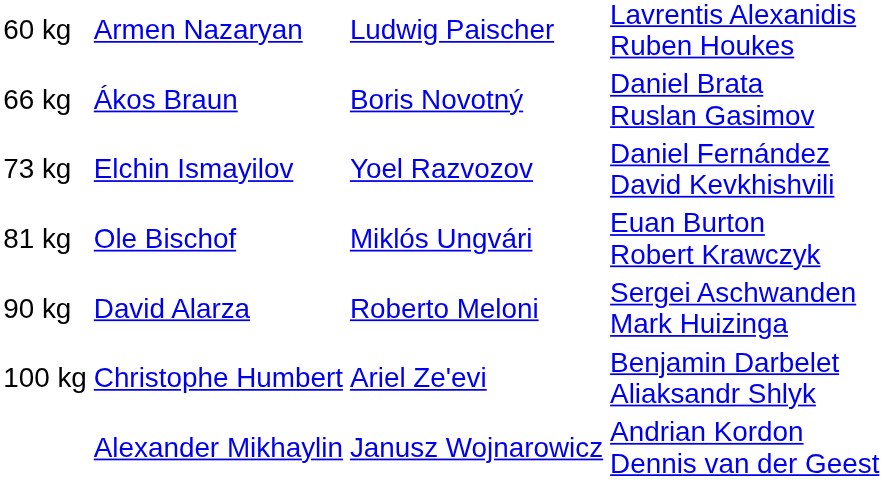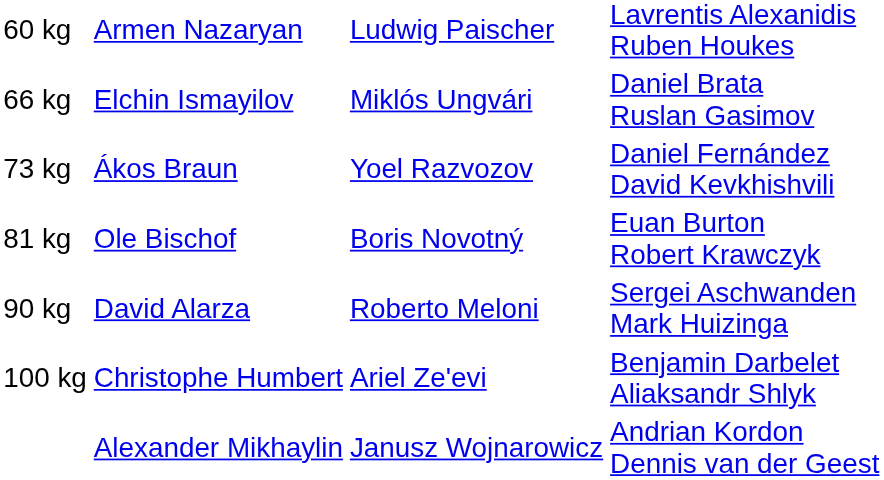(166, 99) Ákos Braun -> (194, 99) Elchin Ismayilov
(437, 99) Boris Novotný -> (441, 99) Miklós Ungvári
(194, 169) Elchin Ismayilov -> (166, 169) Ákos Braun
(441, 238) Miklós Ungvári -> (437, 238) Boris Novotný
